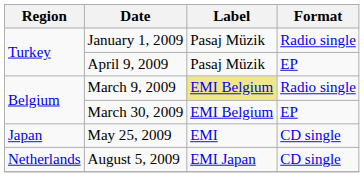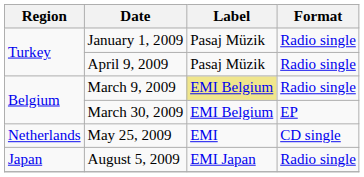(289, 64) EP -> (318, 64) Radio single
(25, 135) Japan -> (44, 135) Netherlands
(44, 159) Netherlands -> (25, 159) Japan
(310, 159) CD single -> (318, 159) Radio single
